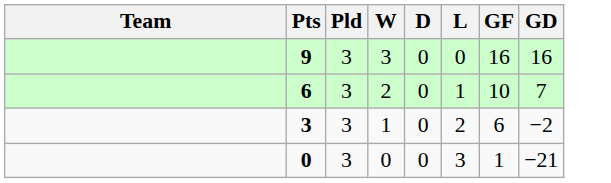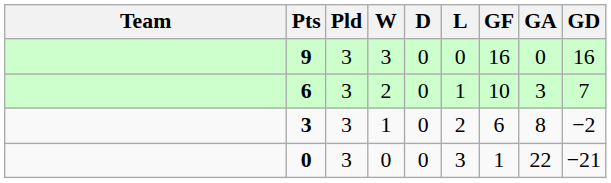+ column: (540, 21)
